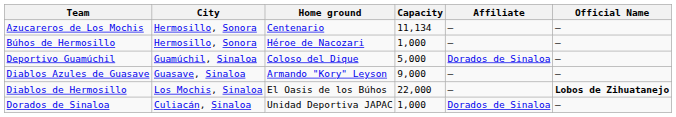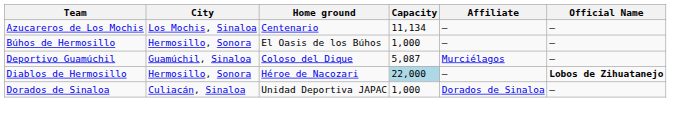(205, 28) Hermosillo, Sonora -> (203, 28) Los Mochis, Sinaloa
(316, 43) Héroe de Nacozari -> (321, 43) El Oasis de los Búhos
(412, 58) 5,000 -> (406, 58) 5,087
(499, 58) Dorados de Sinaloa -> (473, 58) Murciélagos
- row: (78, 74)
(208, 89) Los Mochis, Sinaloa -> (200, 74) Hermosillo, Sonora
(327, 89) El Oasis de los Búhos -> (310, 74) Héroe de Nacozari
(414, 89) no background -> (409, 74) lightblue background
